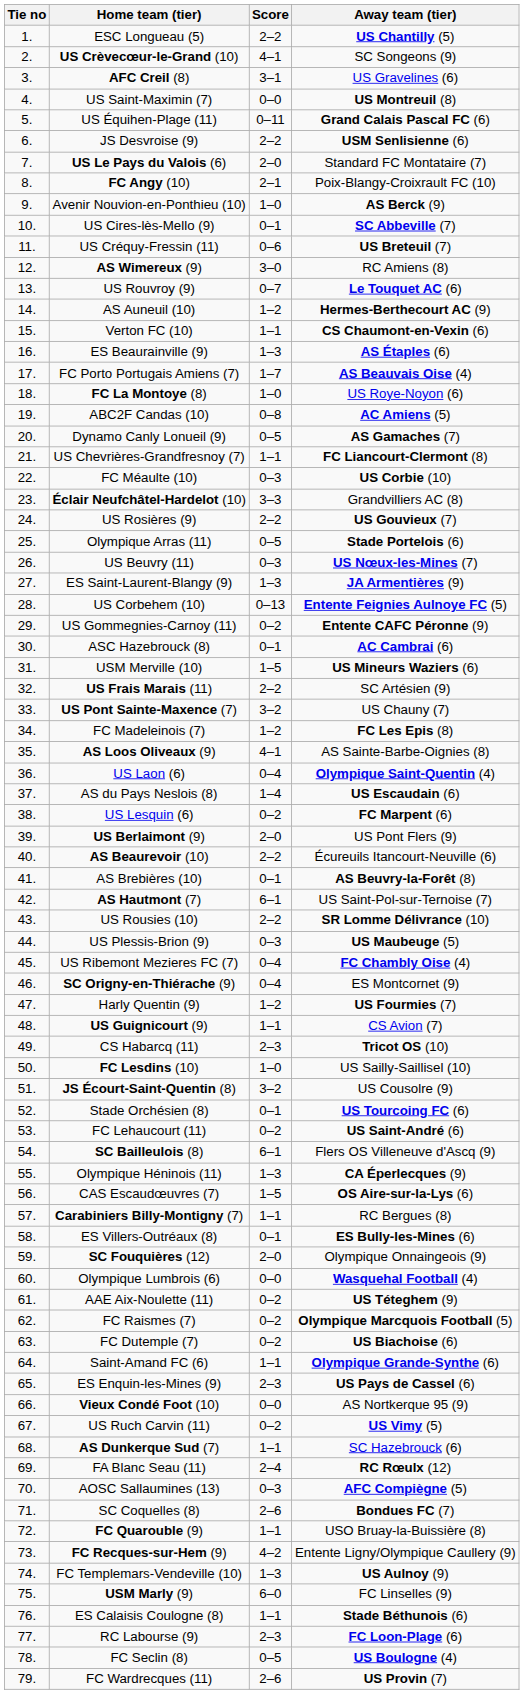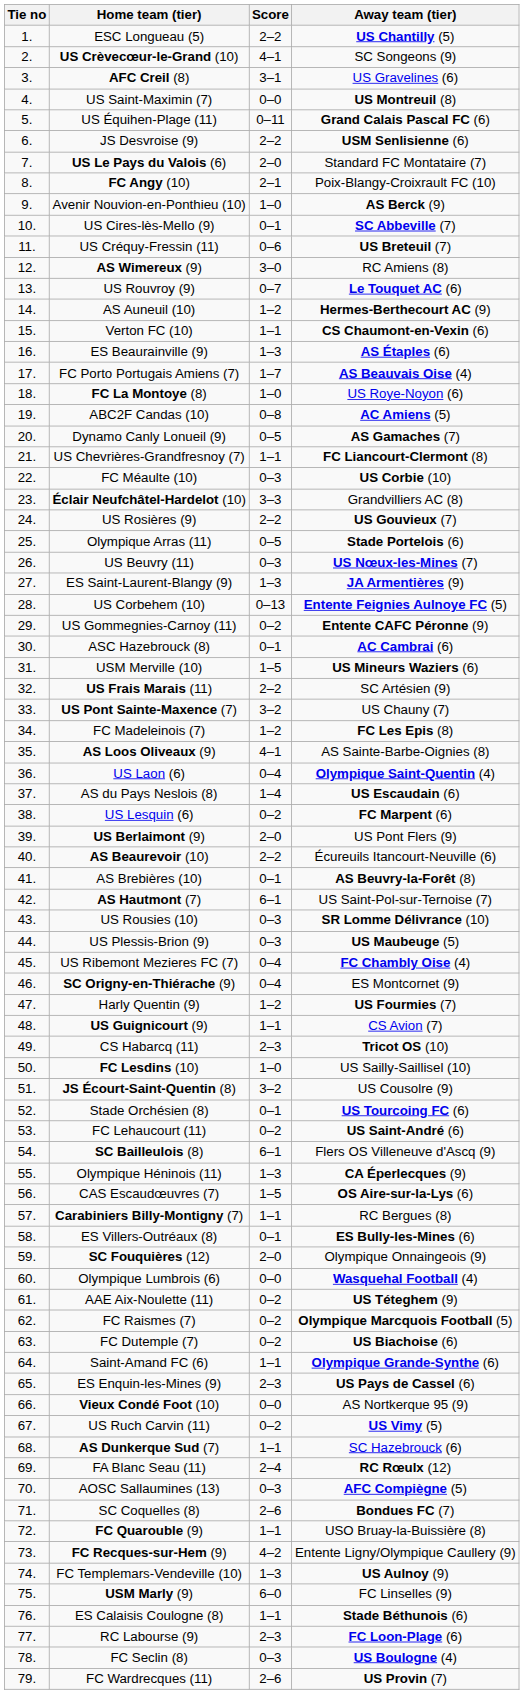(270, 920) 2–2 -> (270, 920) 0–3
(270, 1657) 0–5 -> (270, 1657) 0–3
